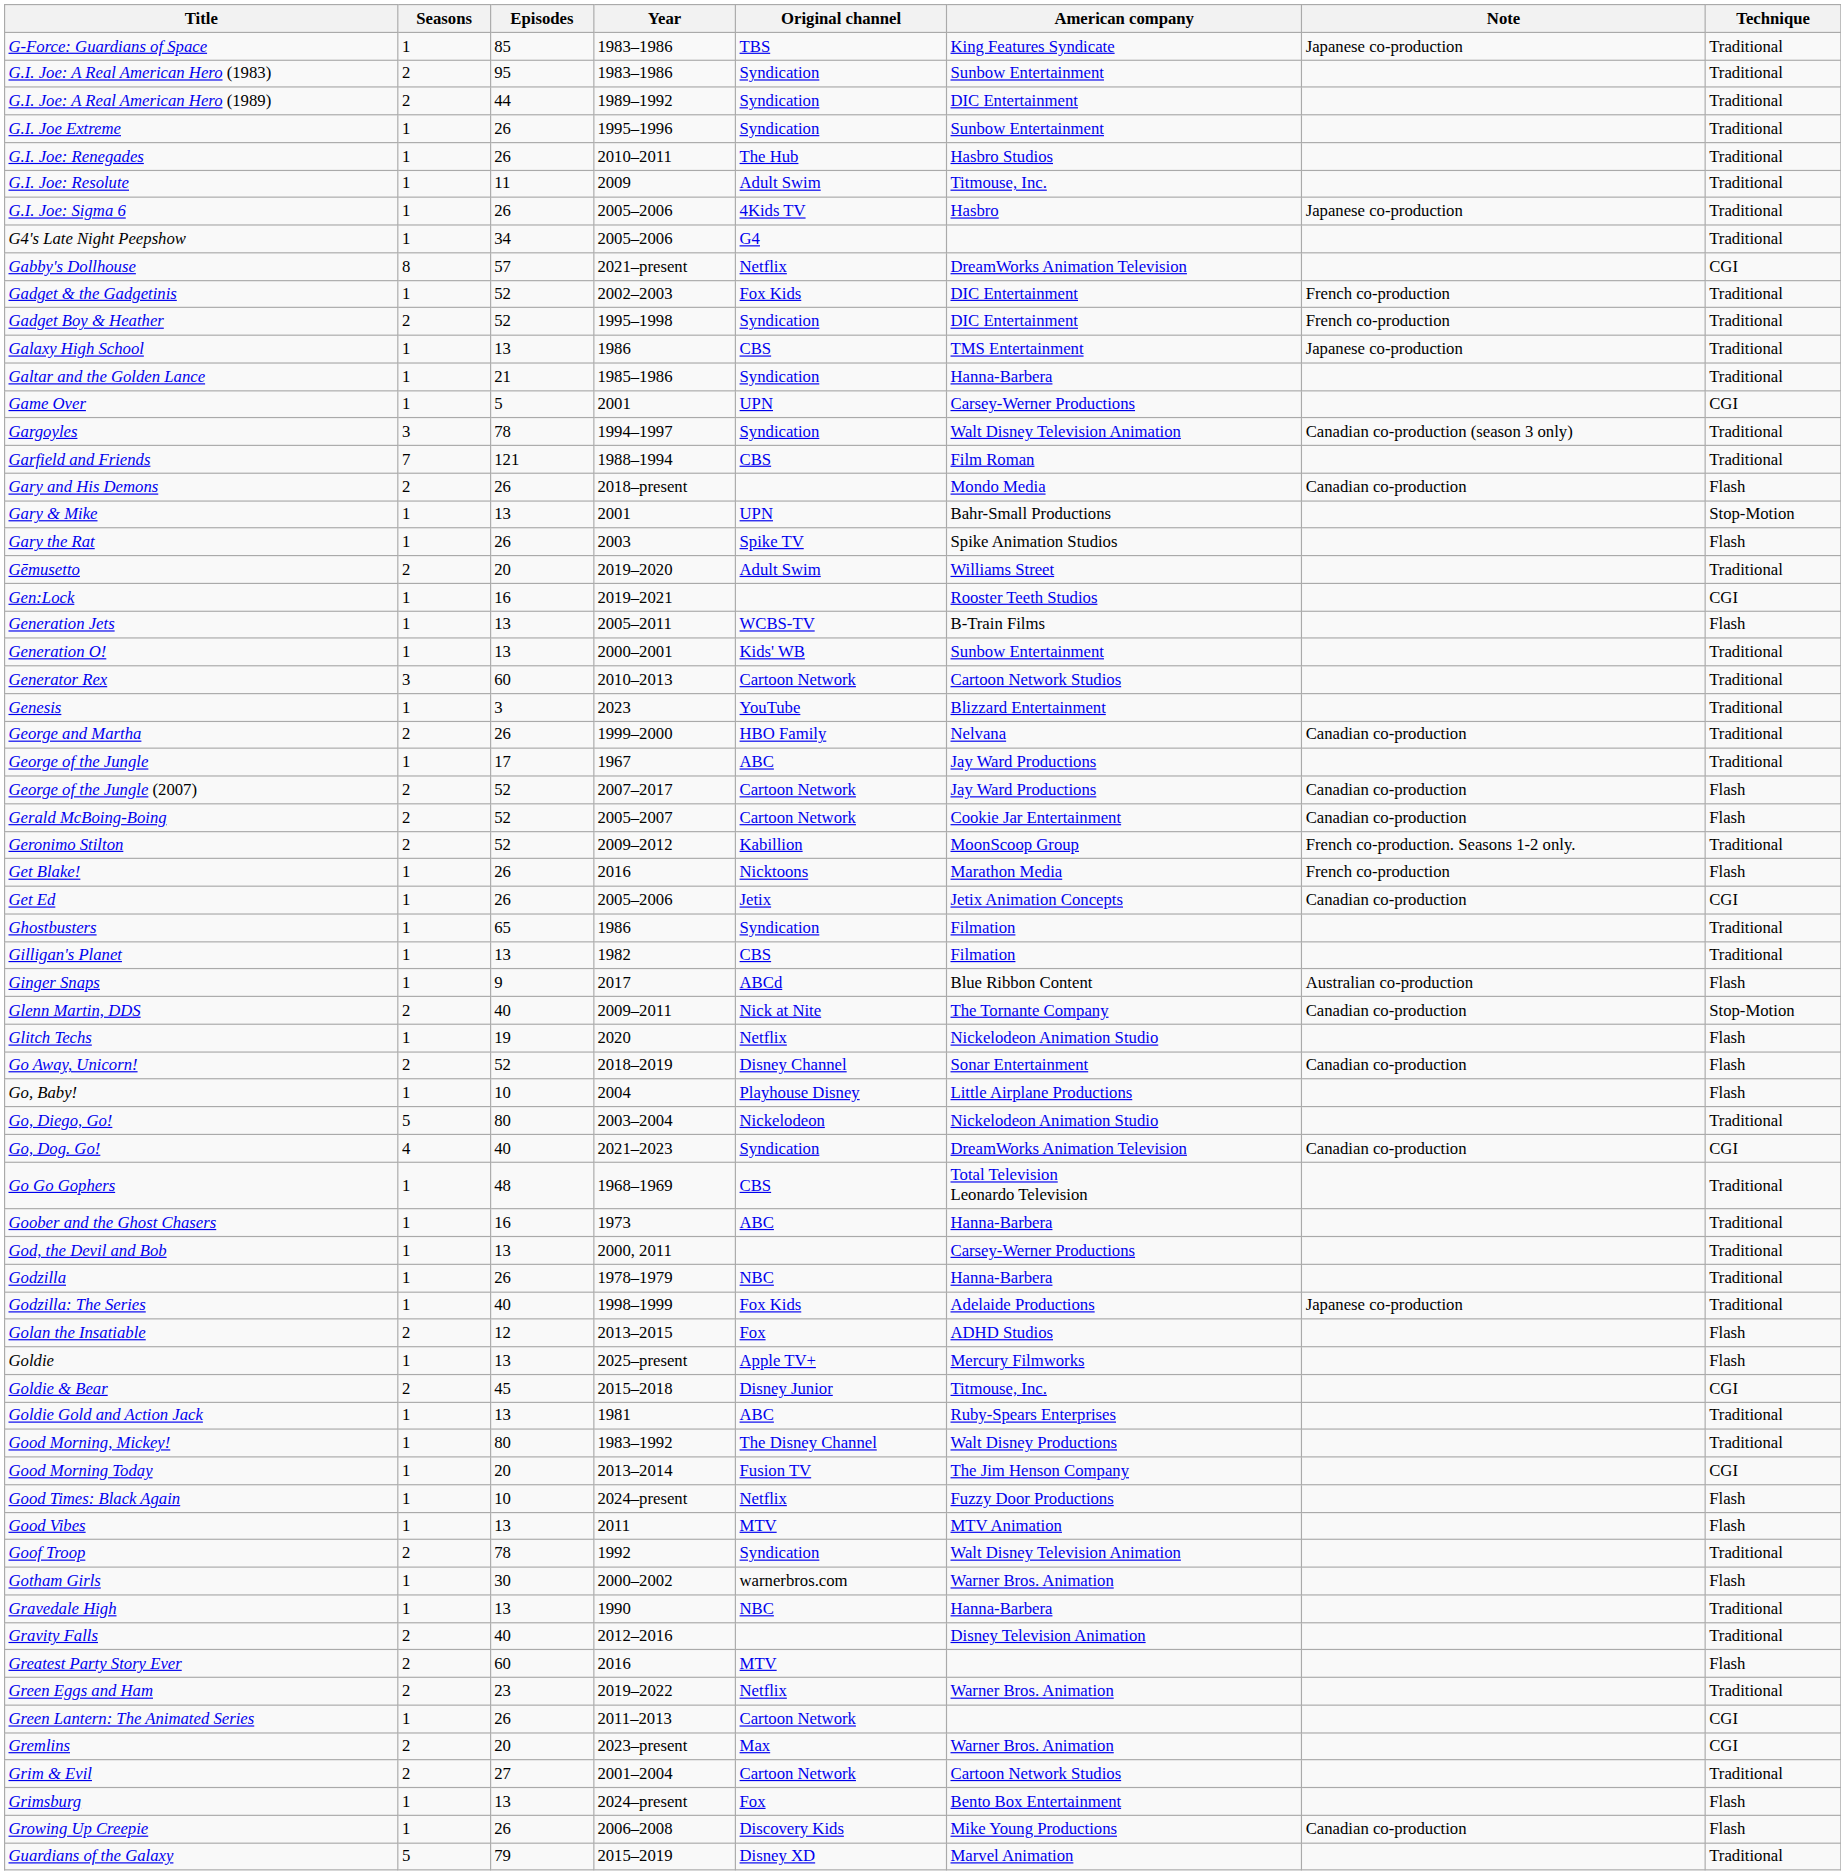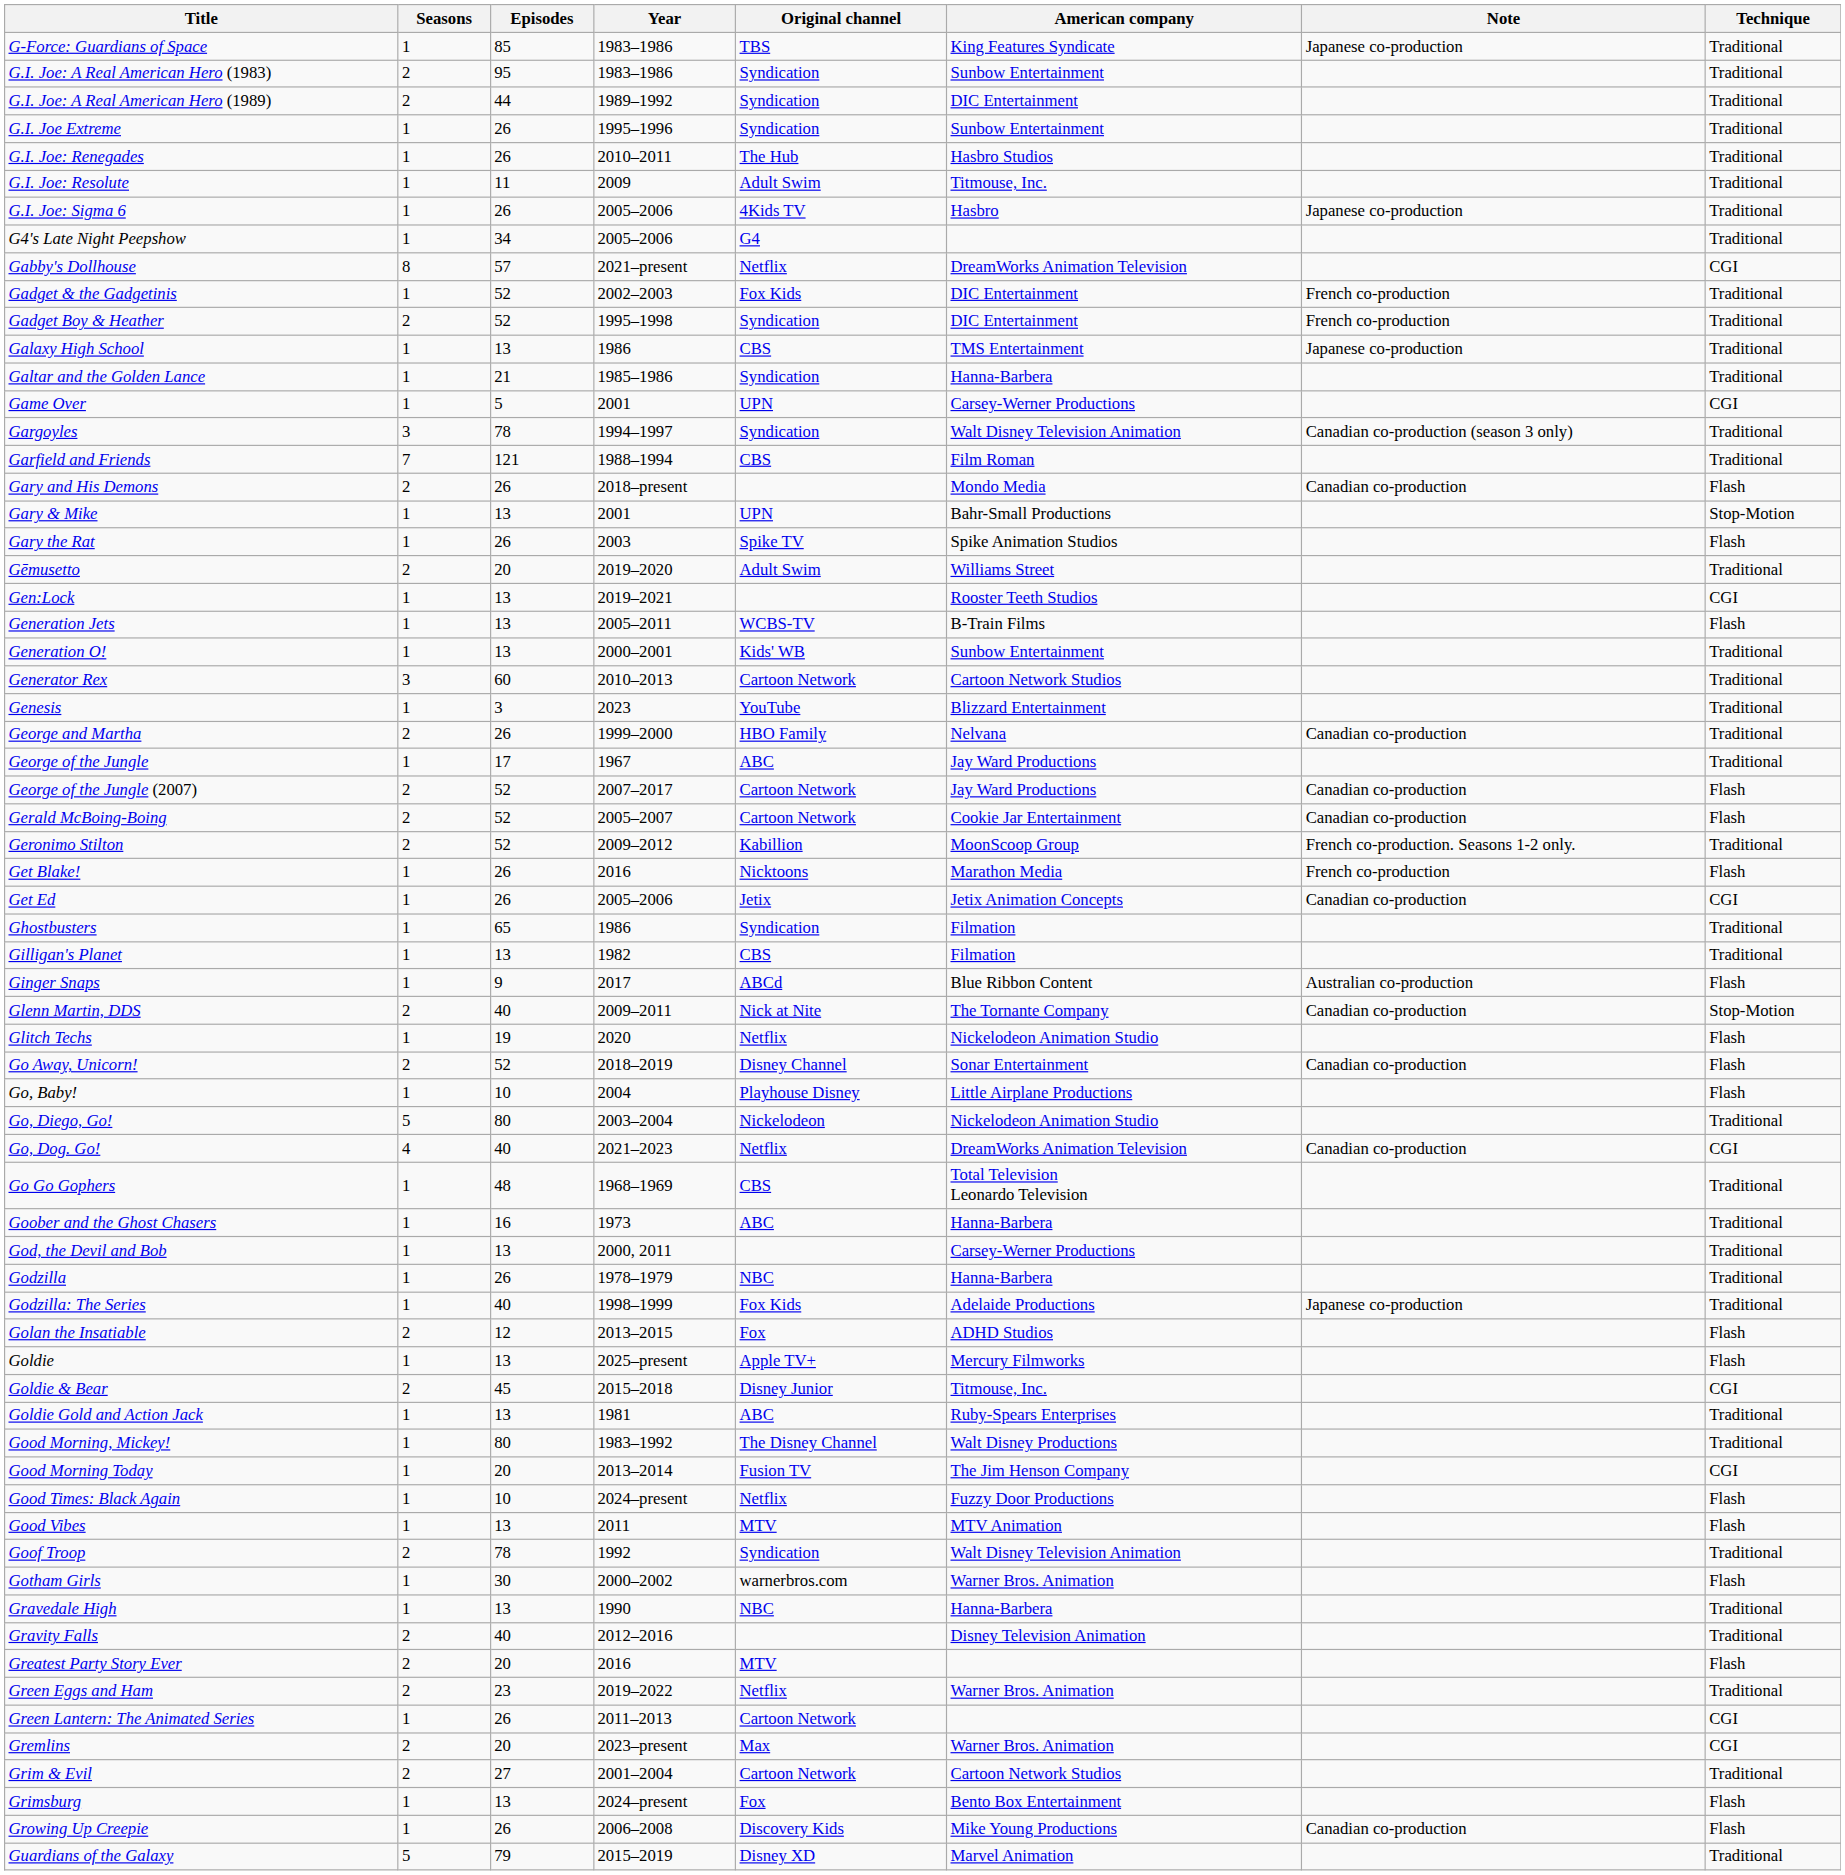(503, 597) 16 -> (503, 597) 13
(779, 1148) Syndication -> (763, 1148) Netflix
(503, 1663) 60 -> (503, 1663) 20
